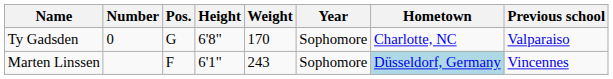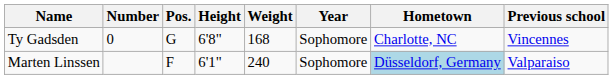(259, 39) 170 -> (259, 39) 168
(539, 39) Valparaiso -> (538, 39) Vincennes
(259, 62) 243 -> (259, 62) 240
(538, 62) Vincennes -> (539, 62) Valparaiso
